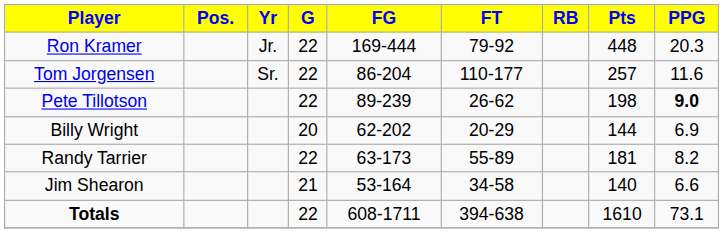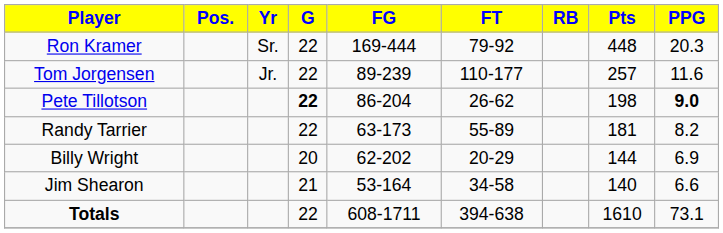(268, 46) Jr. -> (268, 46) Sr.
(268, 74) Sr. -> (268, 74) Jr.
(384, 74) 86-204 -> (384, 74) 89-239
(308, 102) normal -> (308, 102) bold
(384, 102) 89-239 -> (384, 102) 86-204
rows swapped: (94, 158) <-> (94, 130)
